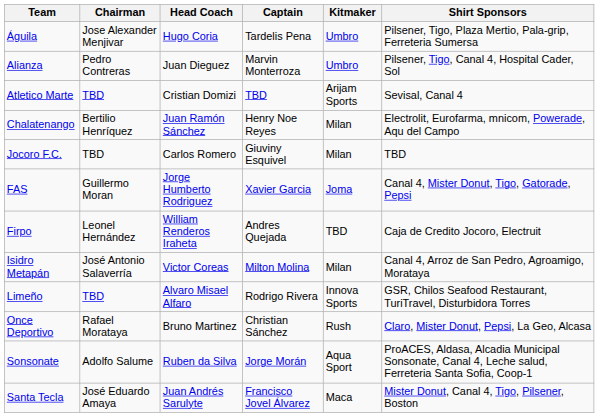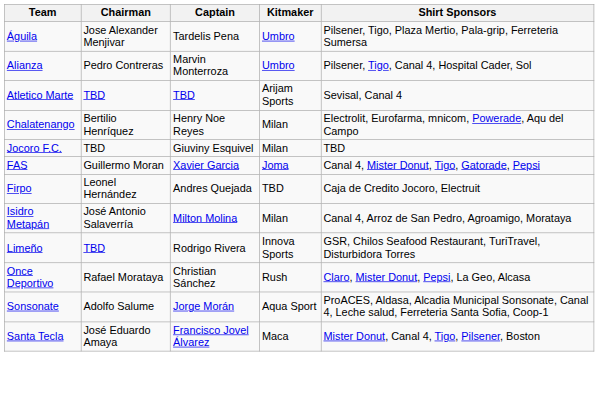- column: (201, 13)
